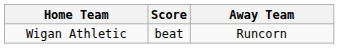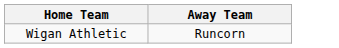- column: (169, 14)
